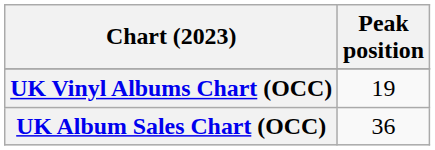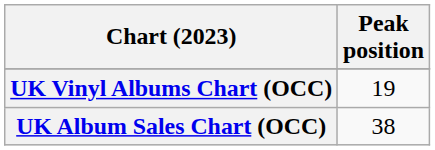(384, 125) 36 -> (384, 125) 38
